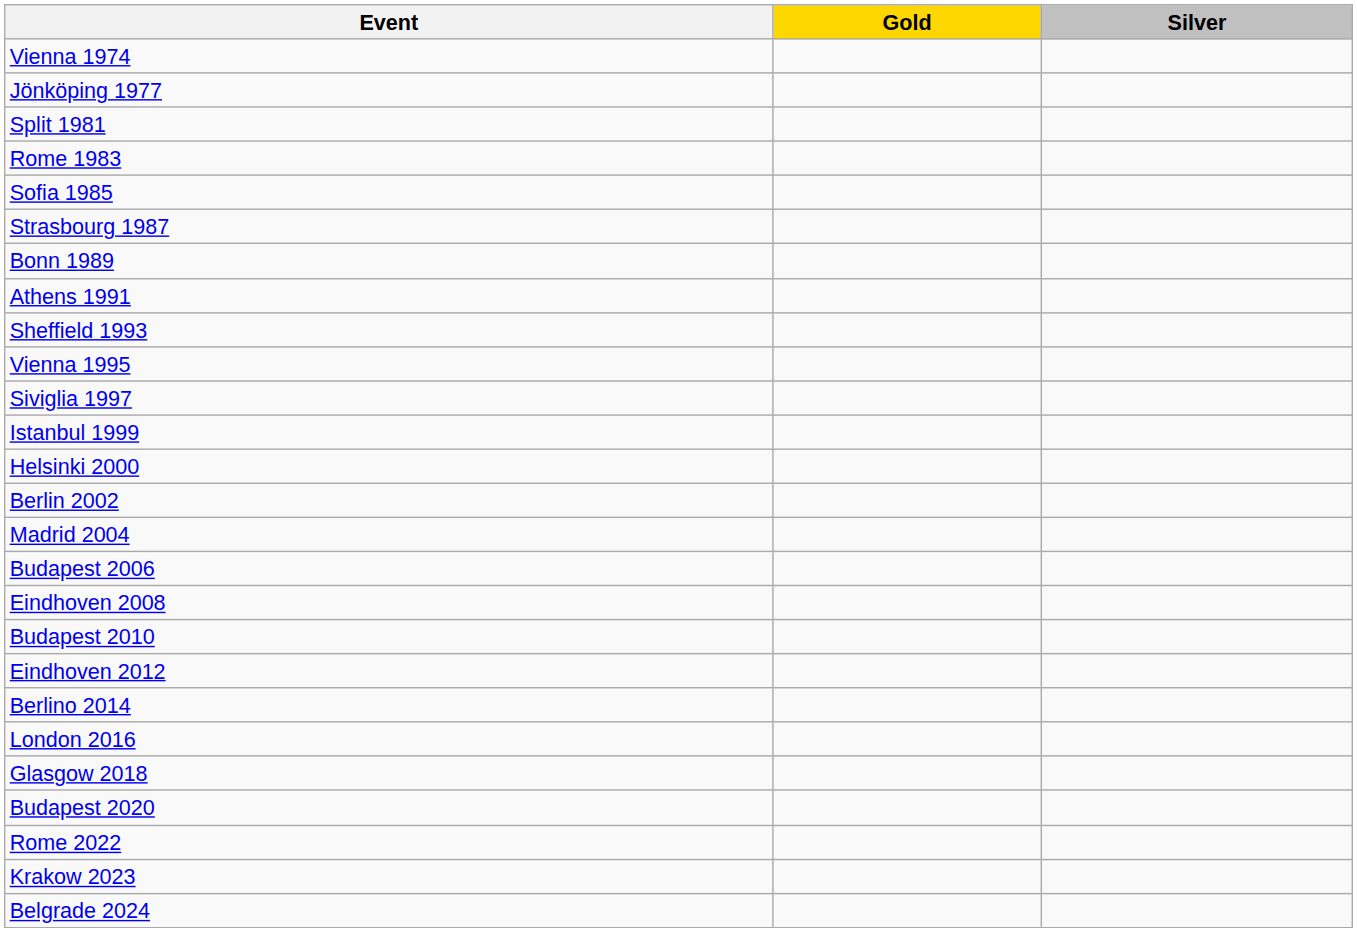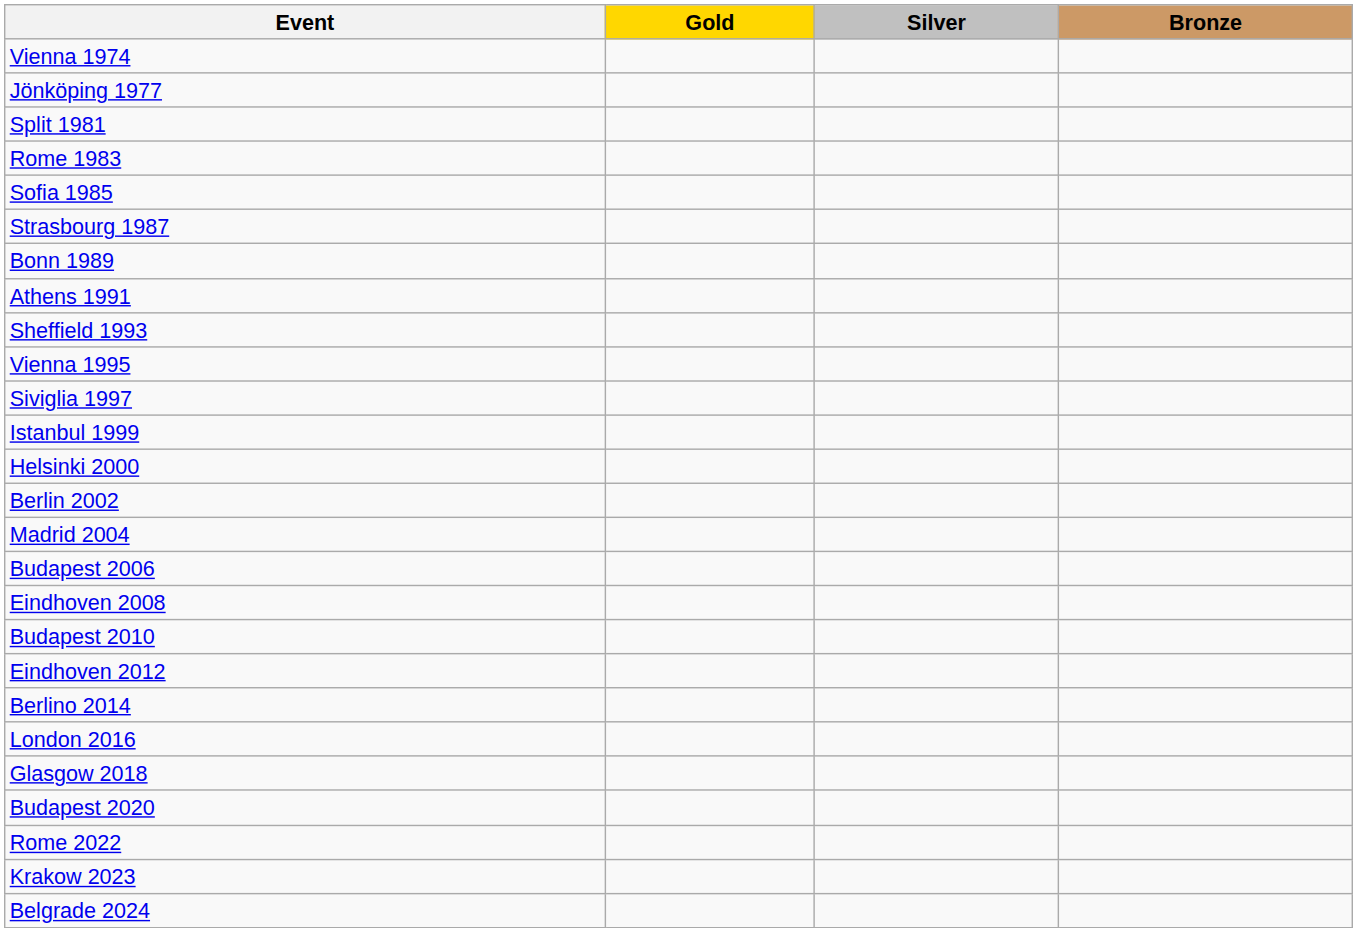+ column: (1206, 22)
